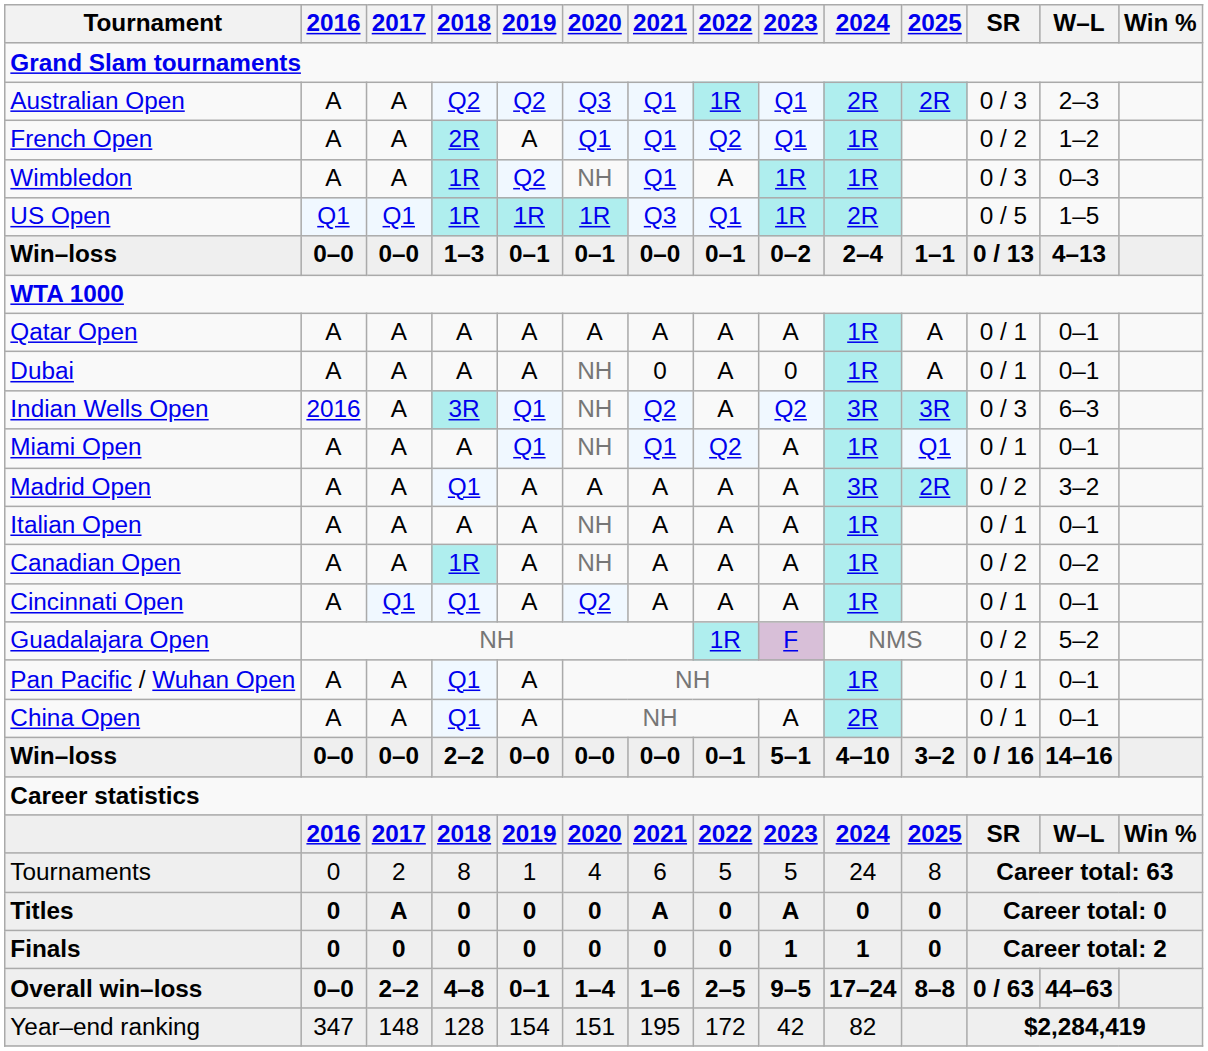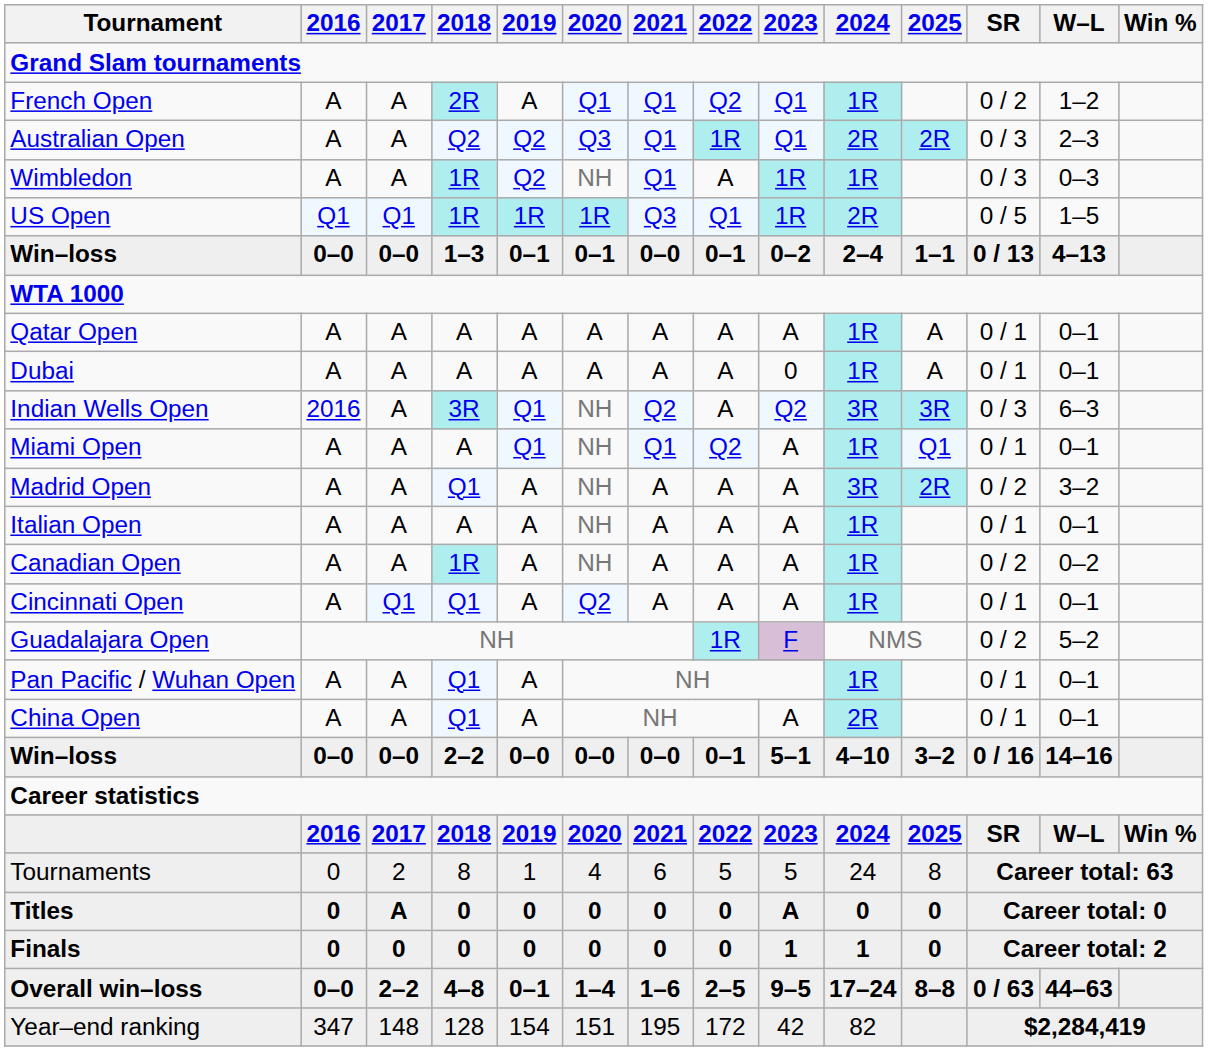rows swapped: (98, 100) <-> (81, 139)
(595, 370) NH -> (595, 370) A
(660, 370) 0 -> (660, 370) A
(595, 486) A -> (595, 486) NH
(660, 910) A -> (660, 910) 0
